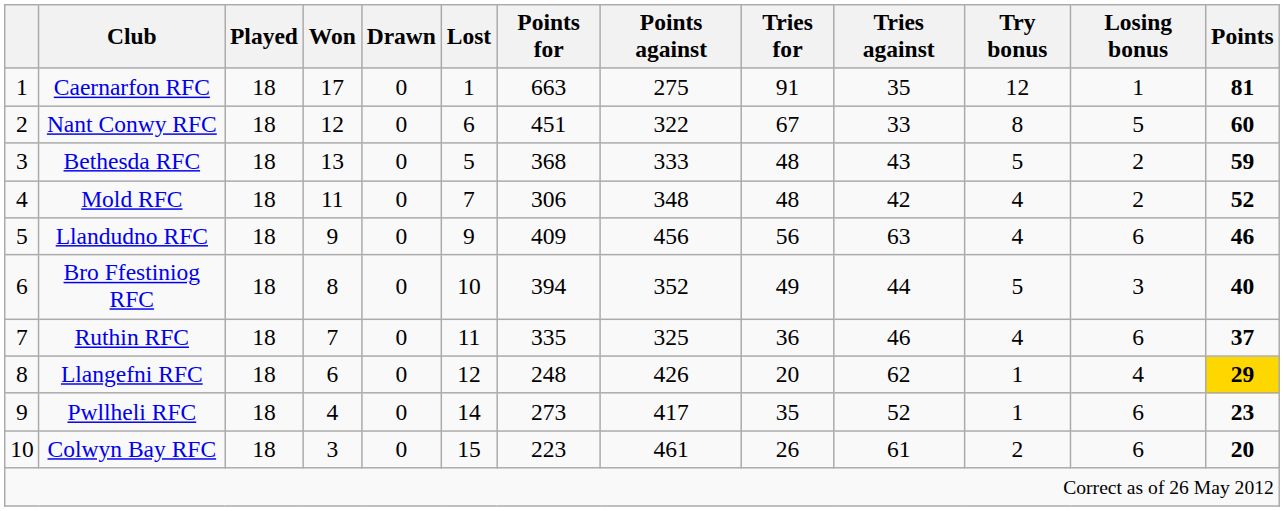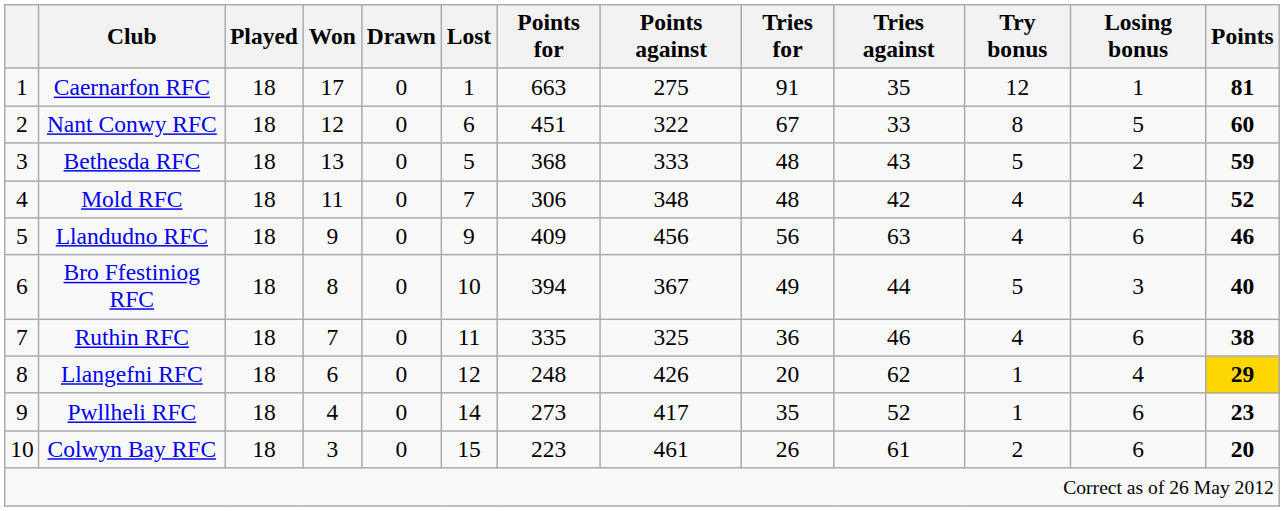(1138, 198) 2 -> (1138, 198) 4
(671, 286) 352 -> (671, 286) 367
(1242, 337) 37 -> (1242, 337) 38
